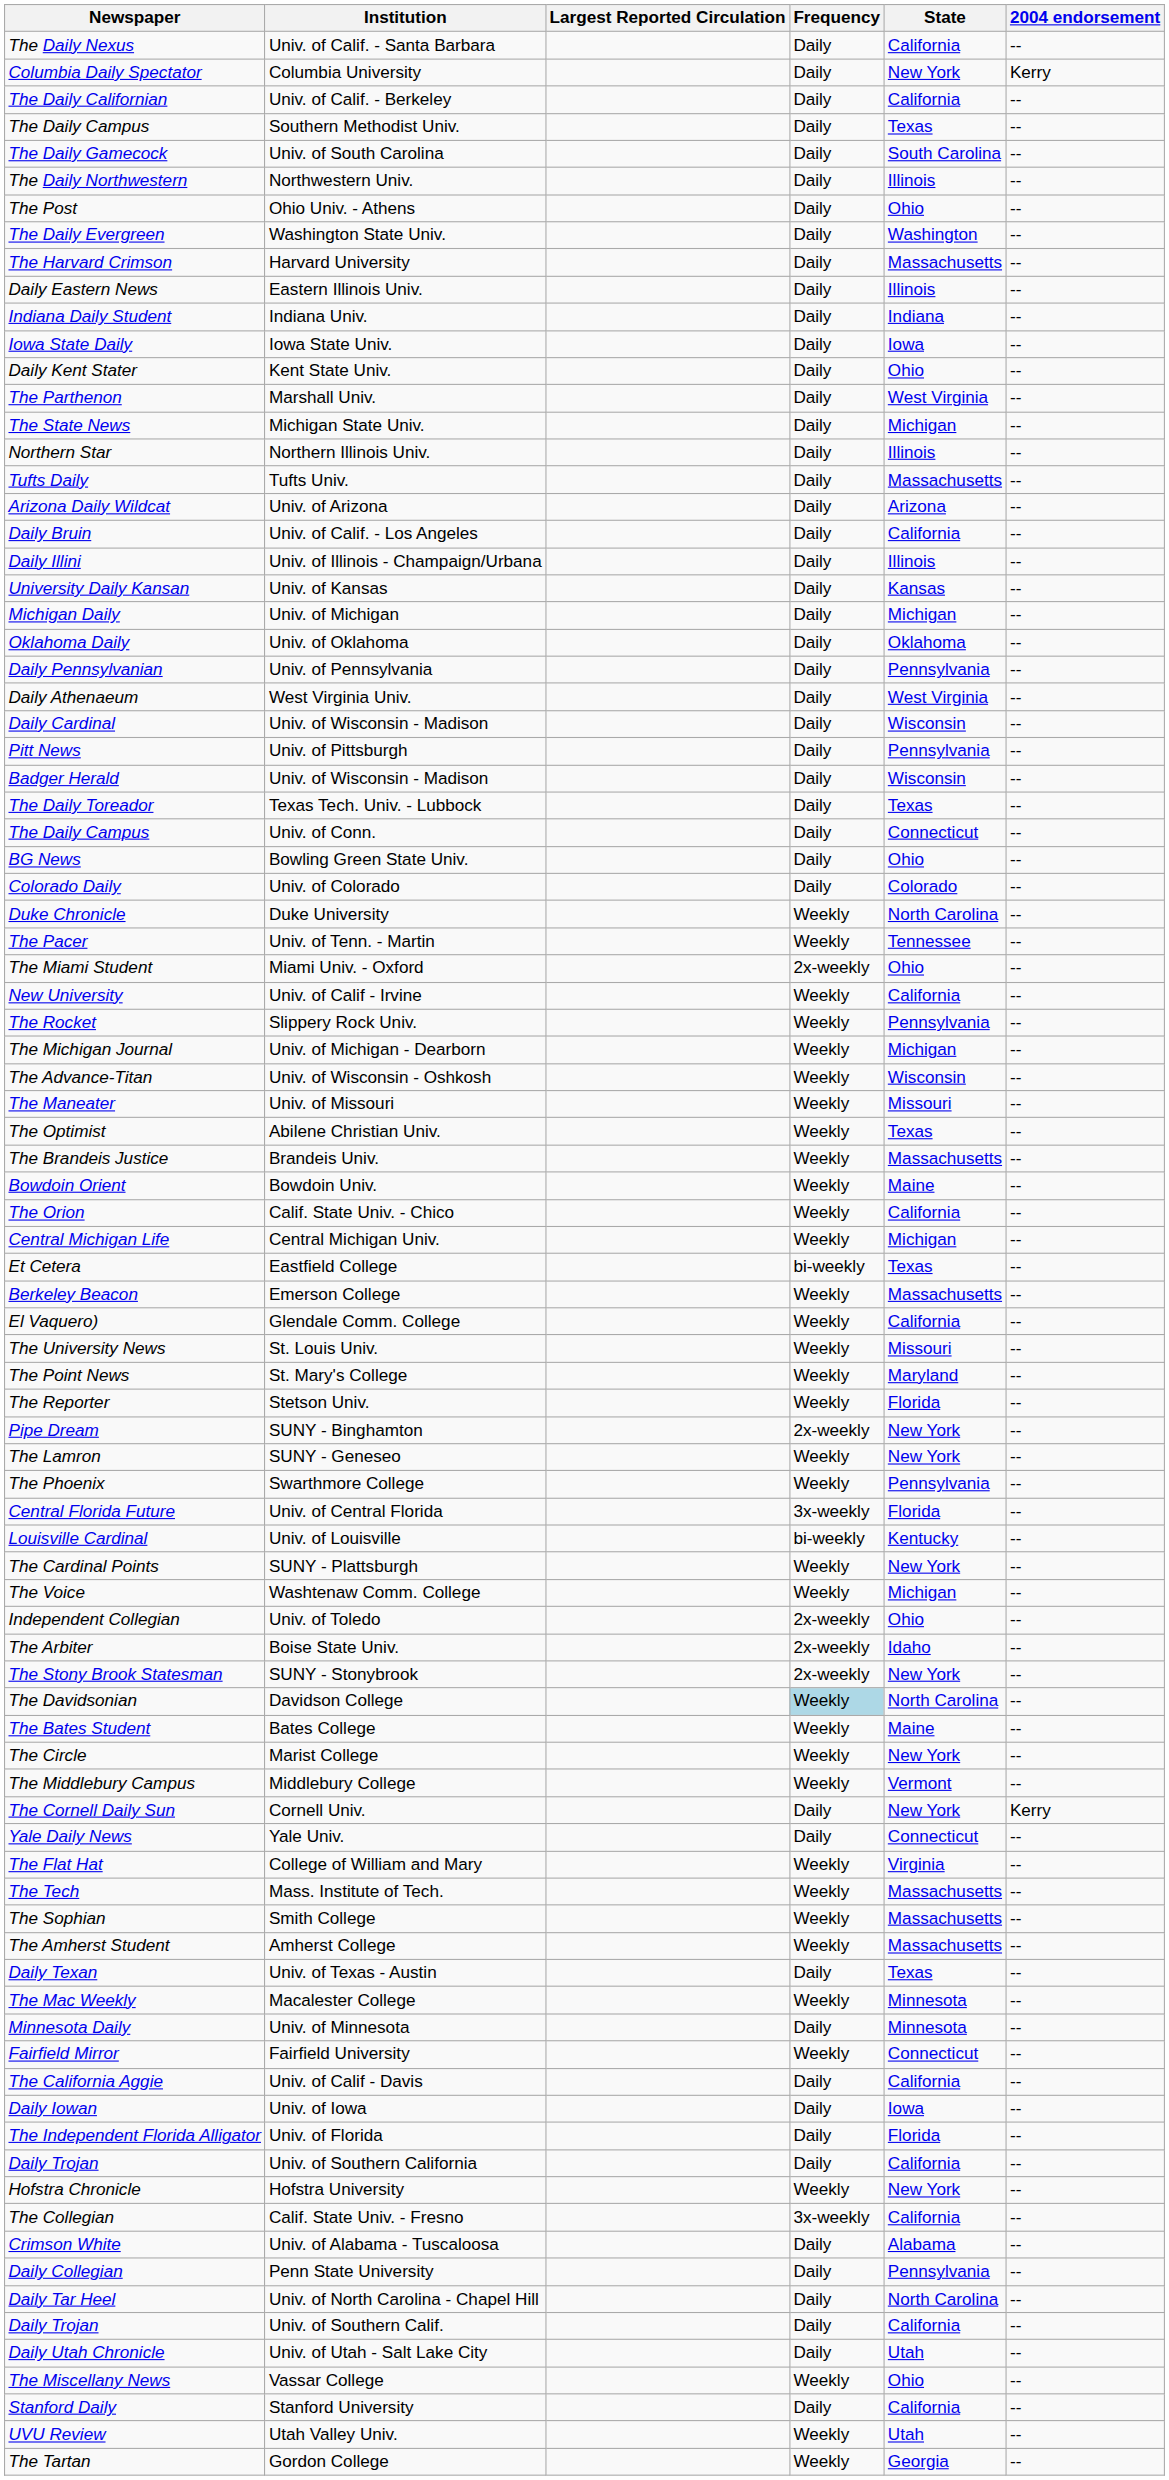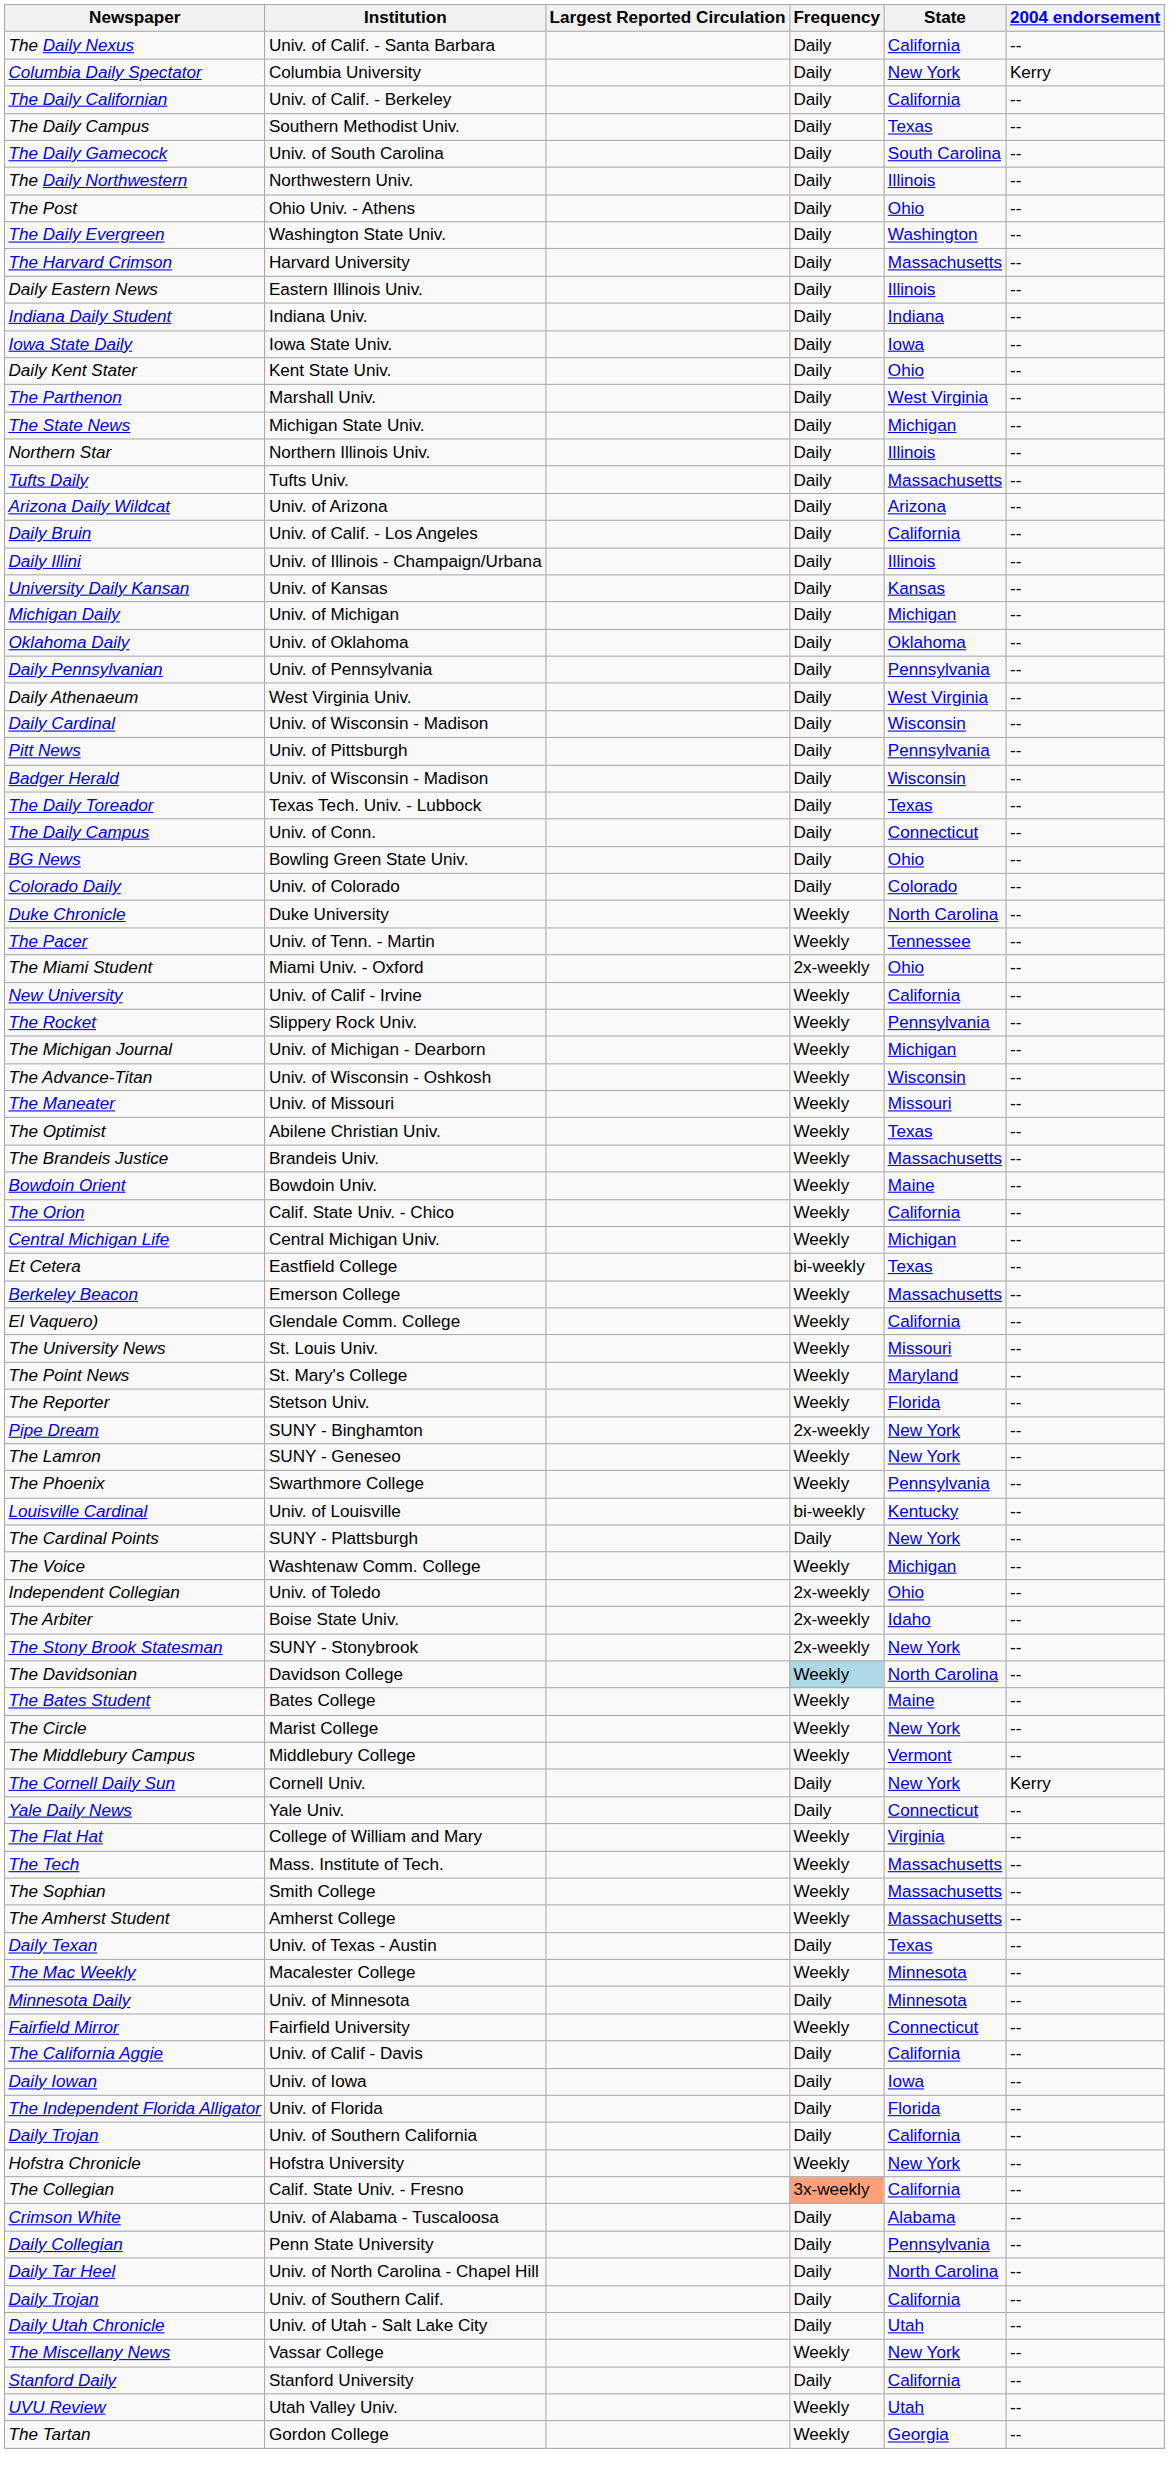- row: (92, 1511)
(821, 1565) Weekly -> (812, 1538) Daily
(831, 2217) no background -> (831, 2190) lightsalmon background
(906, 2380) Ohio -> (924, 2353) New York
